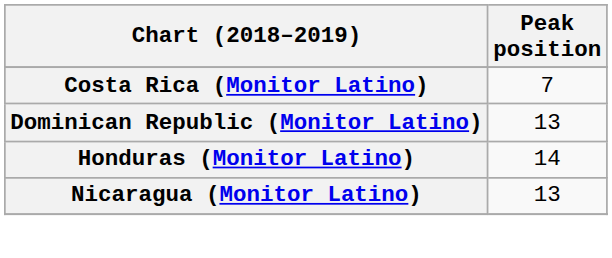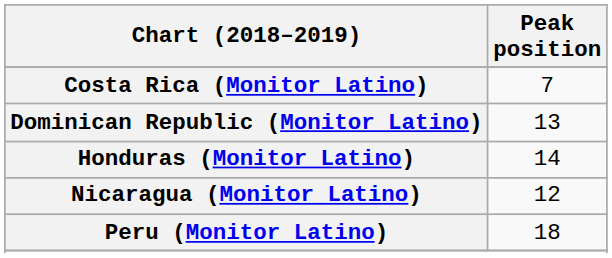(547, 196) 13 -> (547, 196) 12
+ row: (246, 232)
